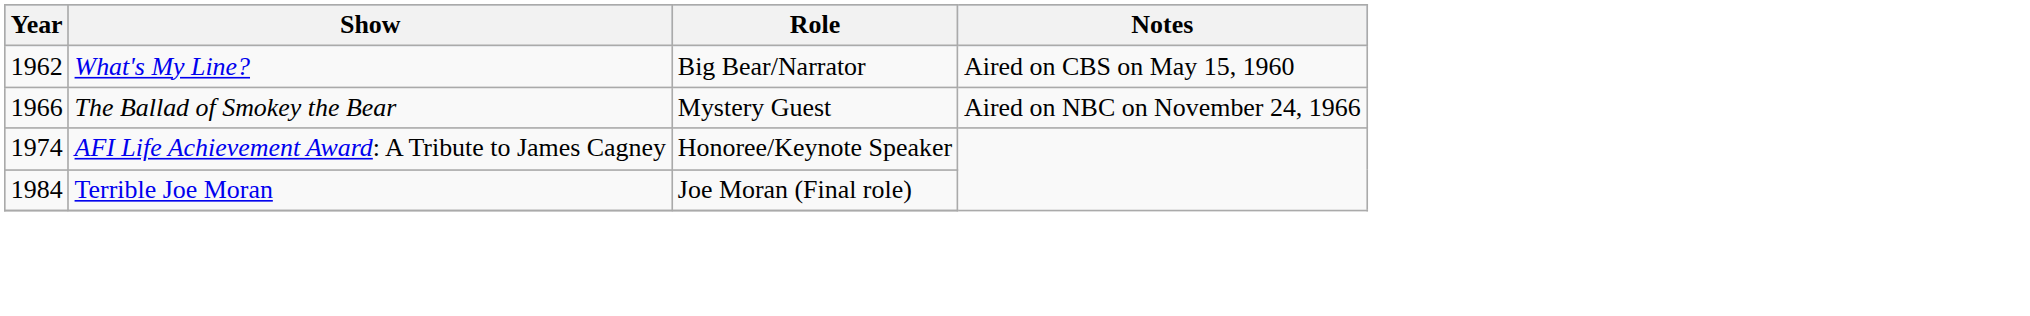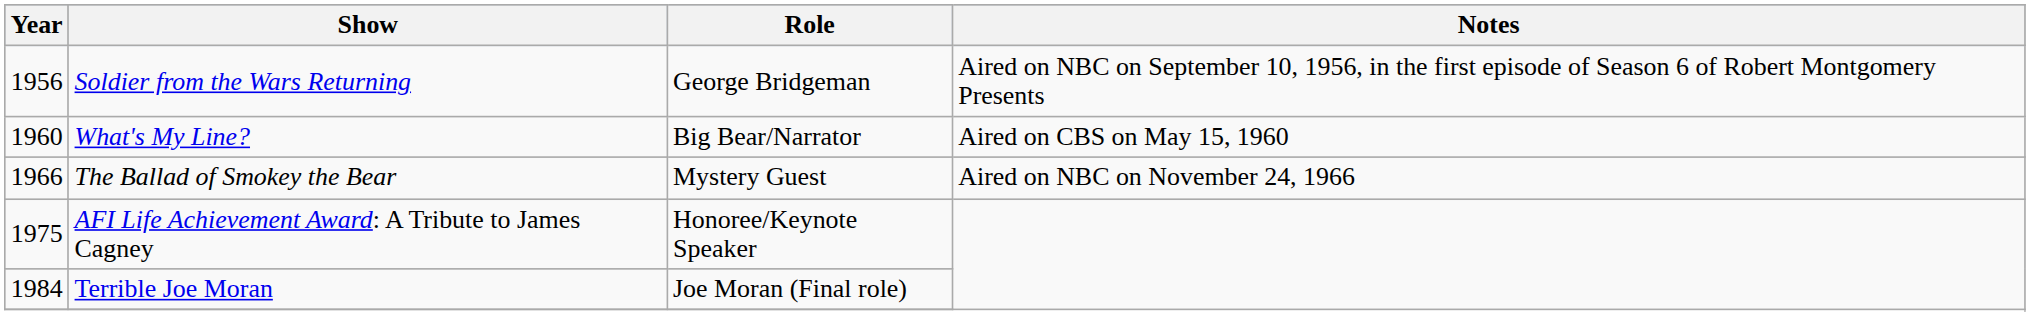+ row: (243, 80)
(37, 66) 1962 -> (37, 136) 1960
(37, 148) 1974 -> (37, 233) 1975
